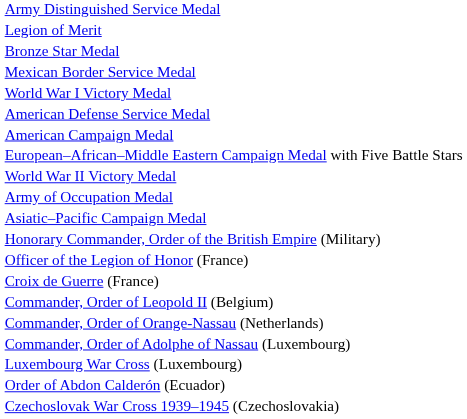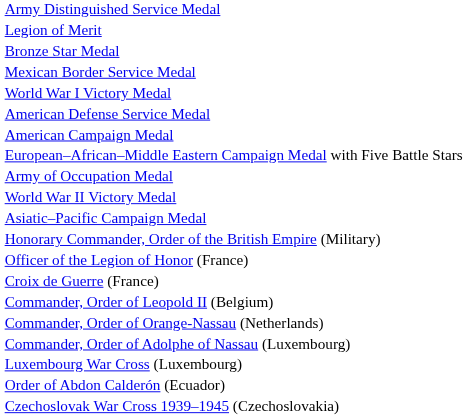rows swapped: (90, 176) <-> (89, 197)
